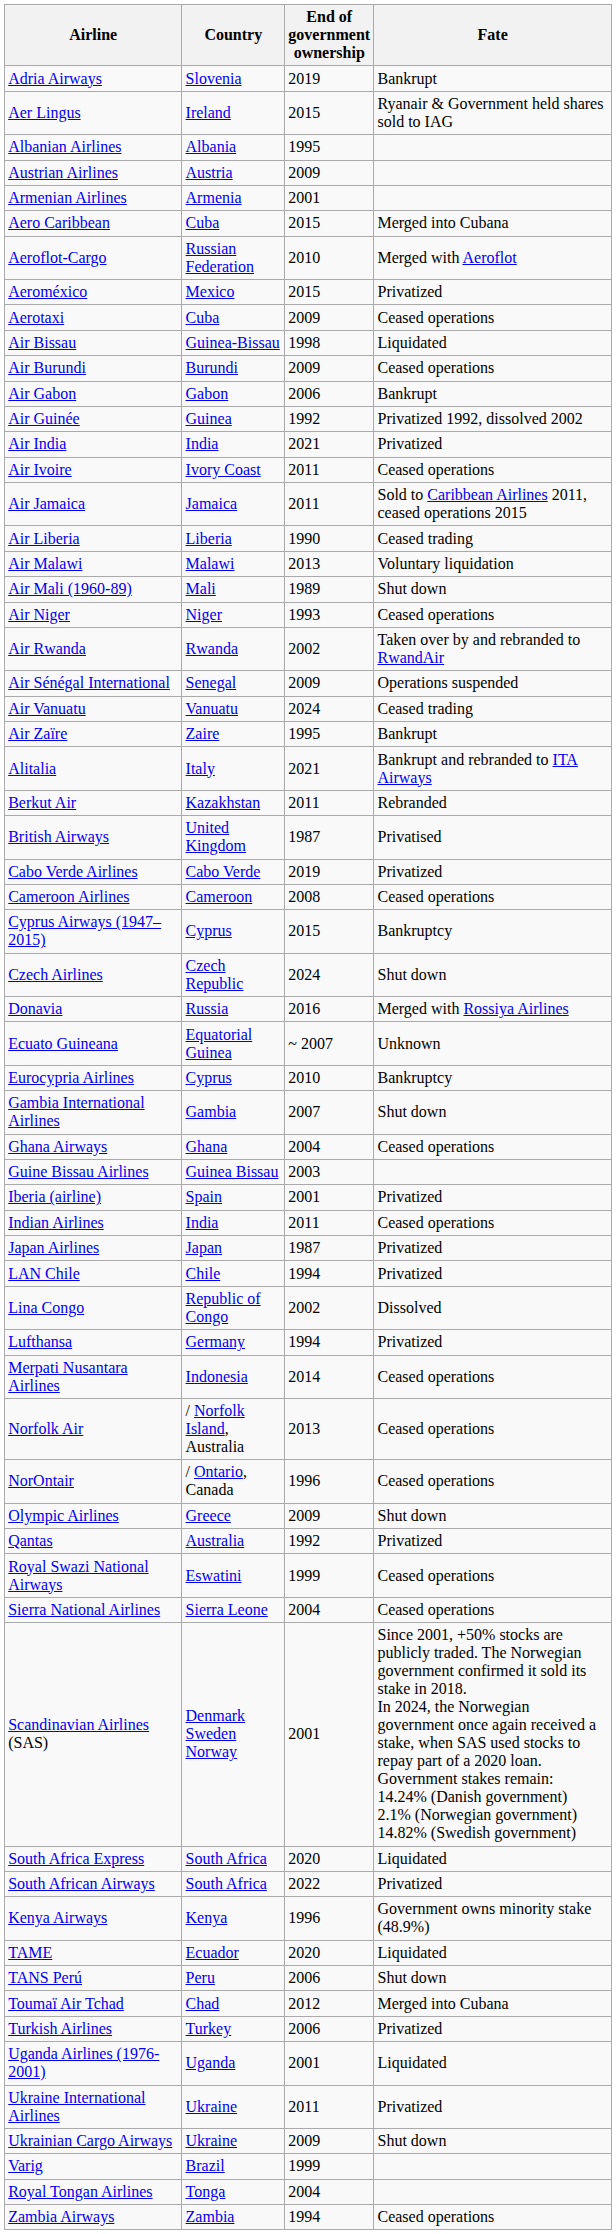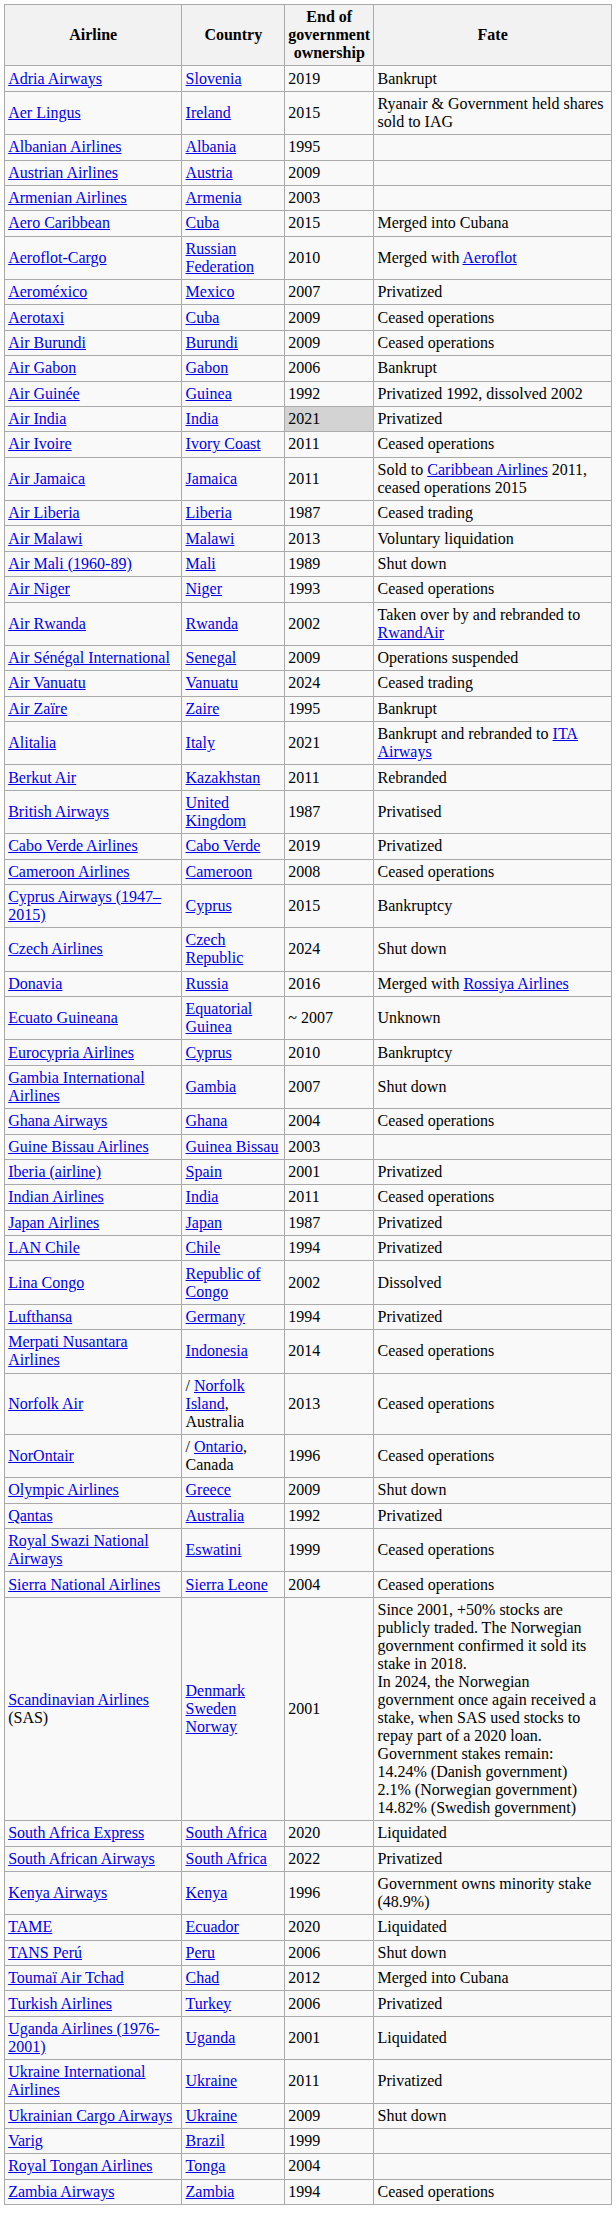(304, 198) 2001 -> (304, 198) 2003
(304, 292) 2015 -> (304, 292) 2007
- row: (42, 342)
(304, 444) no background -> (304, 419) lightgrey background
(304, 538) 1990 -> (304, 513) 1987
